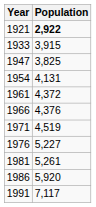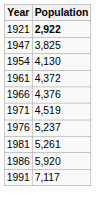- row: (18, 45)
(48, 78) 4,131 -> (48, 62) 4,130
(48, 144) 5,227 -> (48, 128) 5,237
